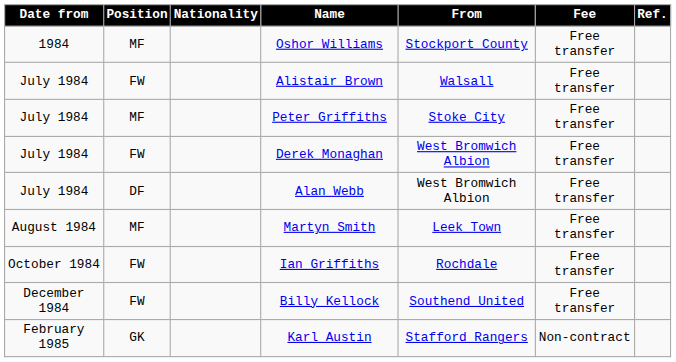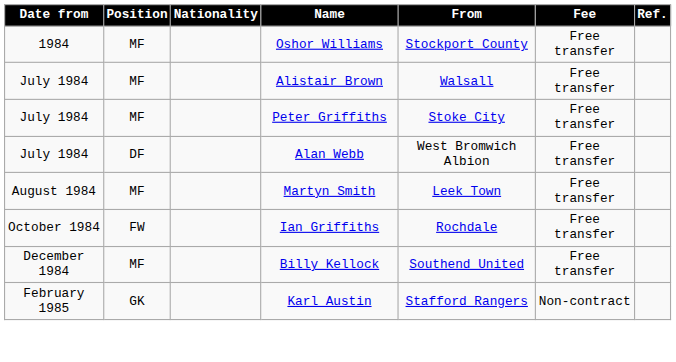(137, 81) FW -> (137, 81) MF
- row: (329, 154)
(137, 301) FW -> (137, 264) MF
